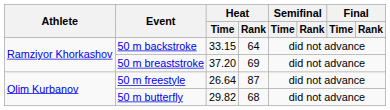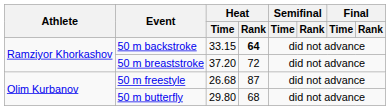(253, 46) normal -> (253, 46) bold
(253, 64) 69 -> (253, 64) 72
(223, 81) 26.64 -> (223, 81) 26.68
(223, 98) 29.82 -> (223, 98) 29.80
